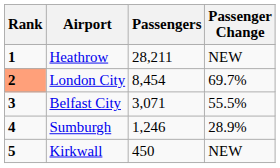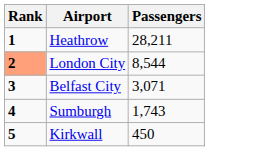- column: (240, 24)
(149, 80) 8,454 -> (149, 63) 8,544
(149, 127) 1,246 -> (149, 110) 1,743
